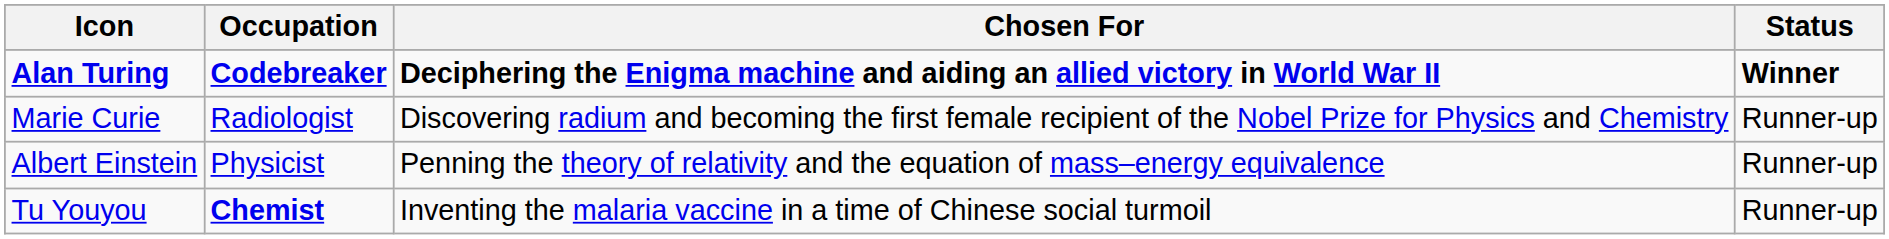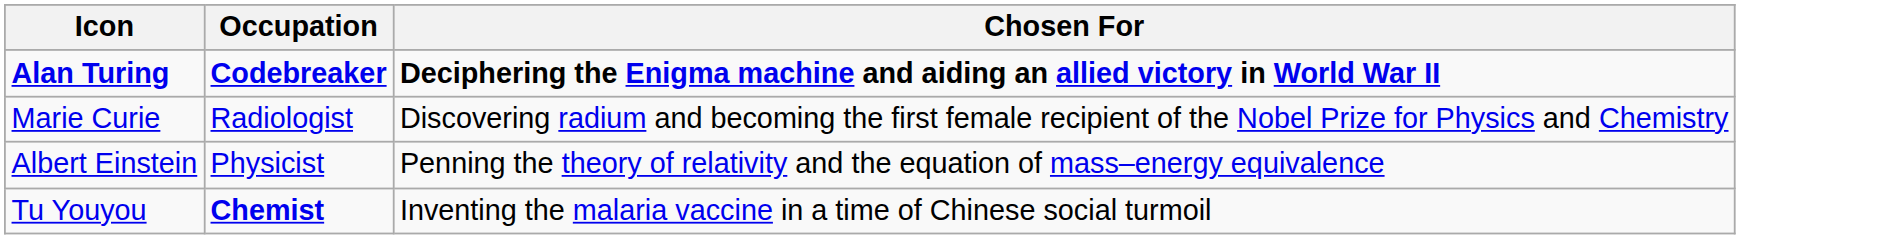- column: (1810, 27)
